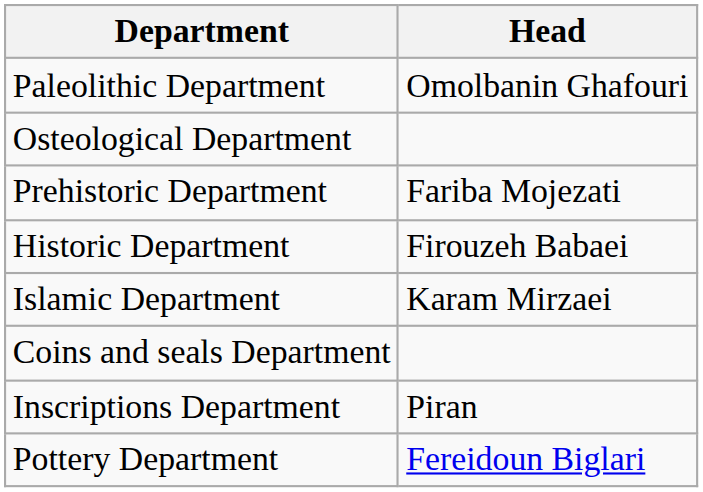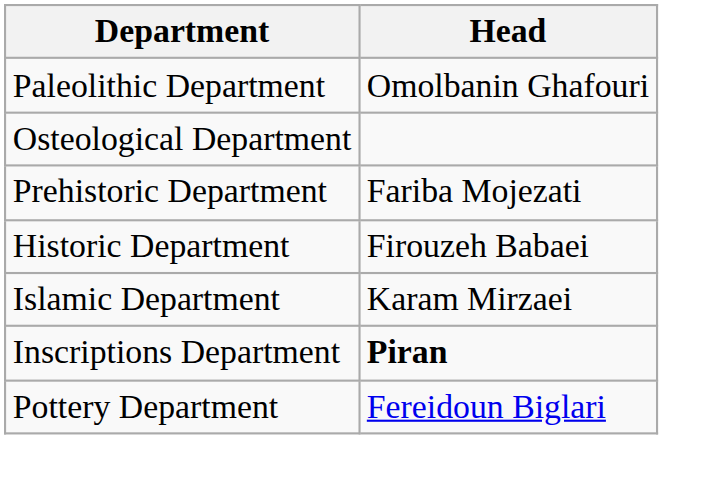- row: (202, 352)
(442, 406) normal -> (407, 352) bold
